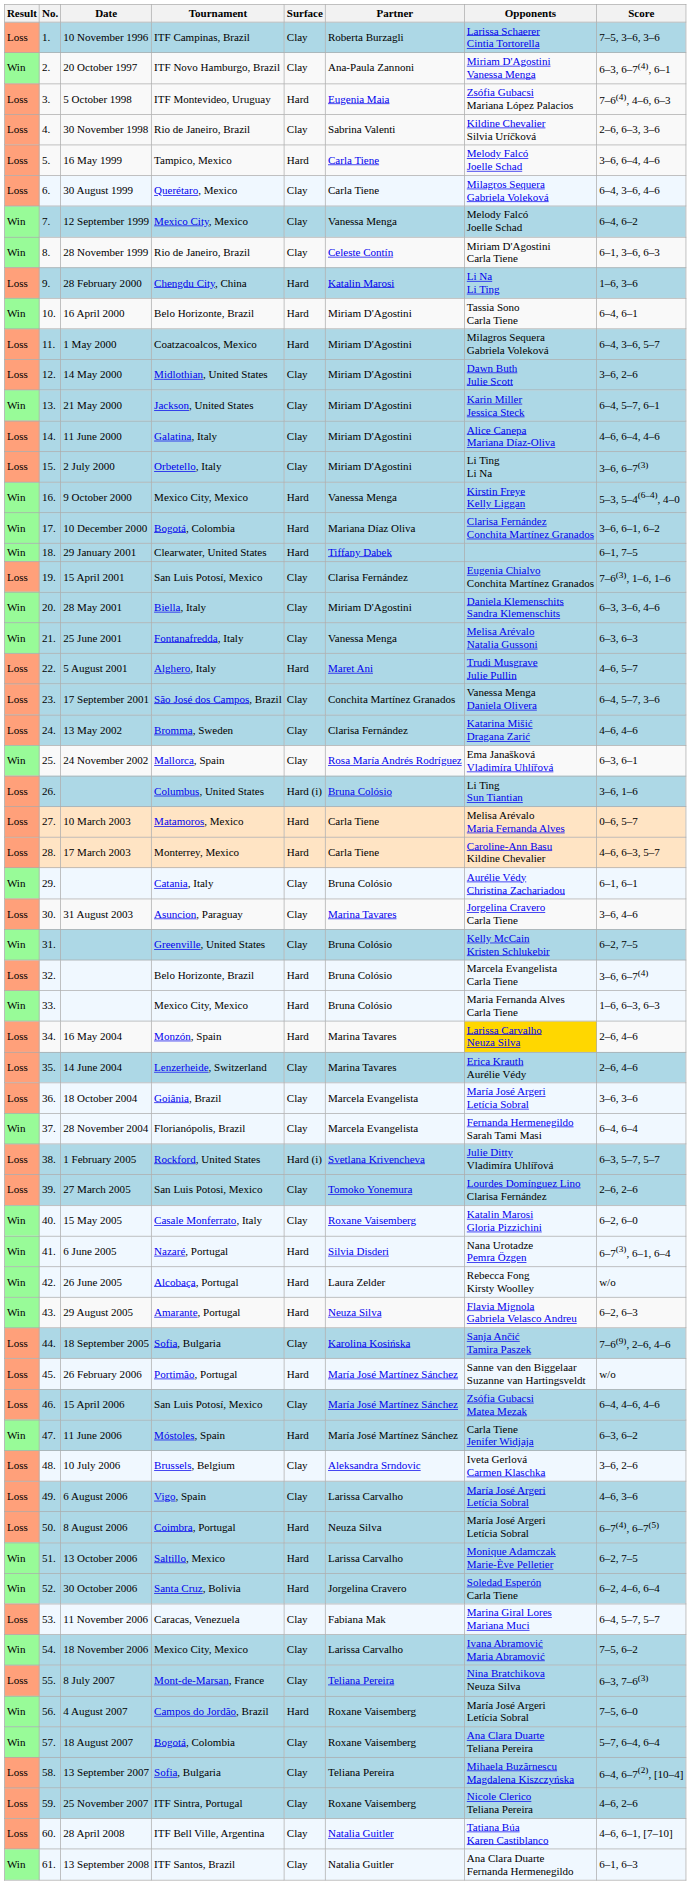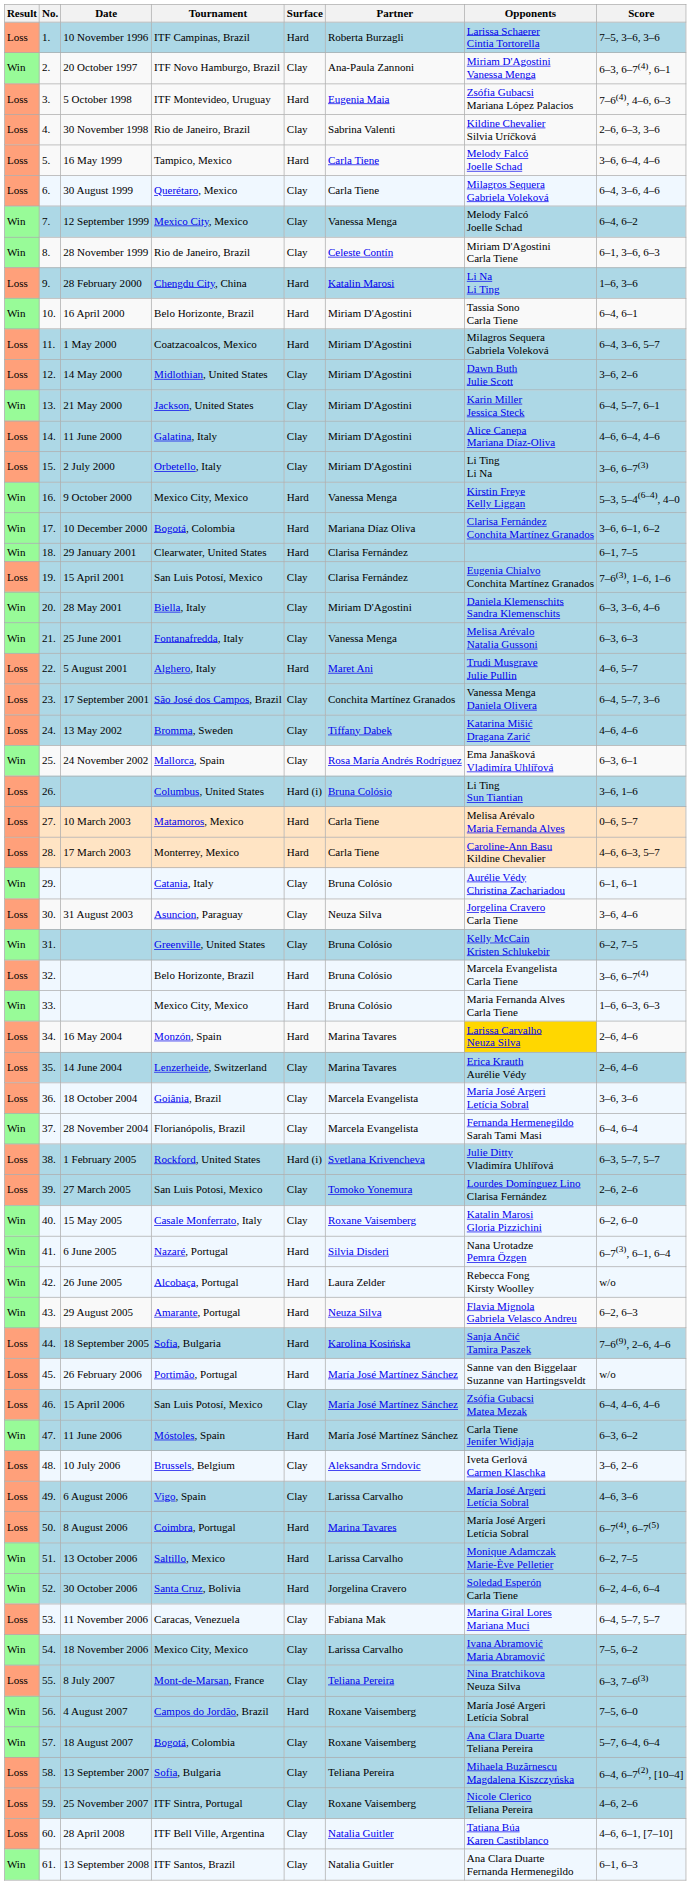(297, 37) Clay -> (298, 37) Hard
(360, 552) Tiffany Dabek -> (368, 552) Clarisa Fernández
(368, 729) Clarisa Fernández -> (360, 729) Tiffany Dabek
(362, 913) Marina Tavares -> (355, 913) Neuza Silva
(297, 1342) Clay -> (298, 1342) Hard
(355, 1526) Neuza Silva -> (362, 1526) Marina Tavares
